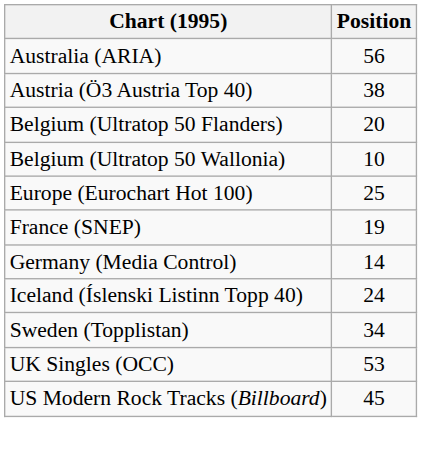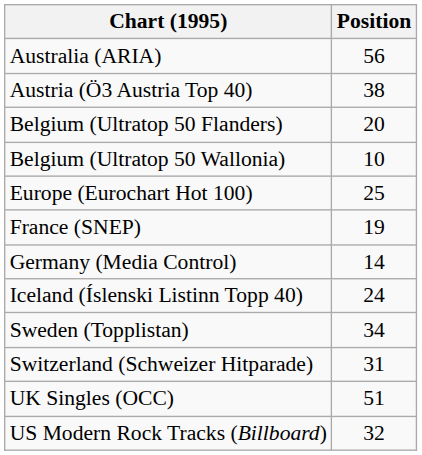+ row: (161, 364)
(374, 364) 53 -> (374, 398) 51
(374, 398) 45 -> (374, 432) 32
